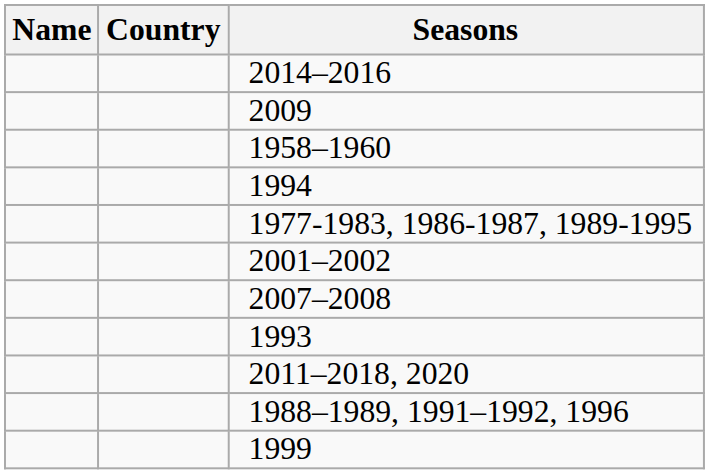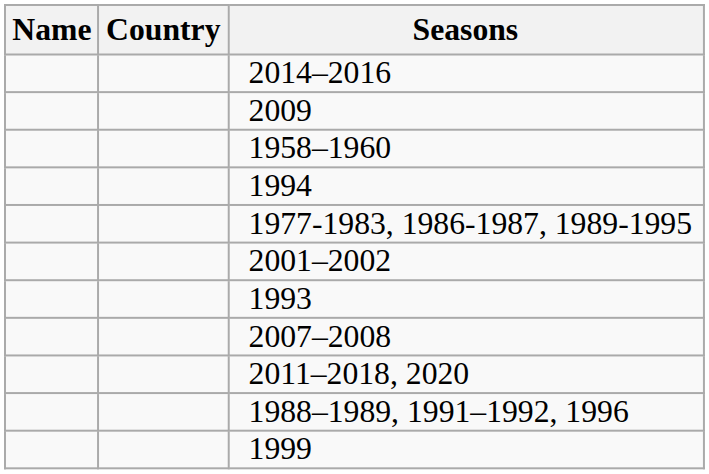rows swapped: (320, 299) <-> (280, 336)
